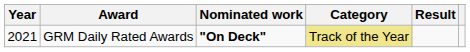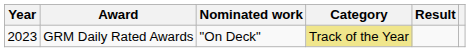(22, 36) 2021 -> (22, 36) 2023
(233, 36) bold -> (230, 36) normal
